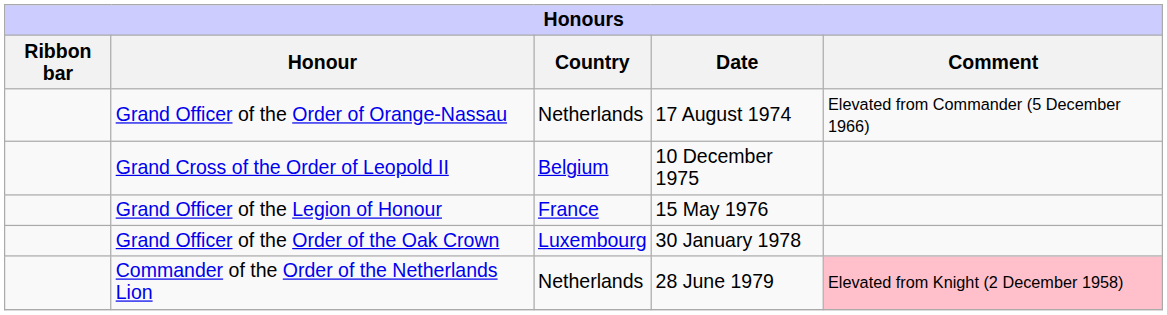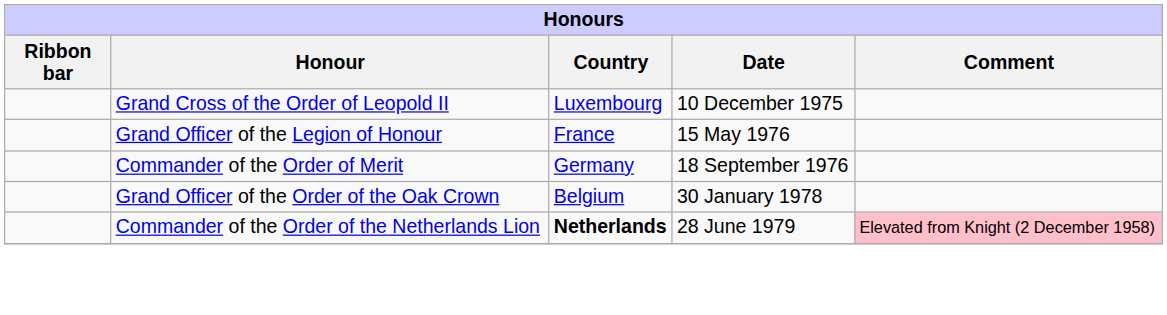- row: (311, 114)
(573, 167) Belgium -> (608, 103) Luxembourg
+ row: (259, 165)
(592, 240) Luxembourg -> (589, 196) Belgium
(591, 282) normal -> (610, 227) bold
